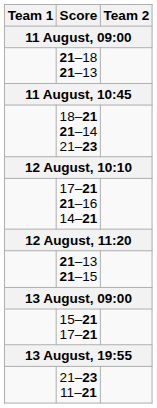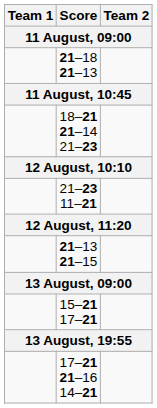rows swapped: (78, 204) <-> (78, 385)
